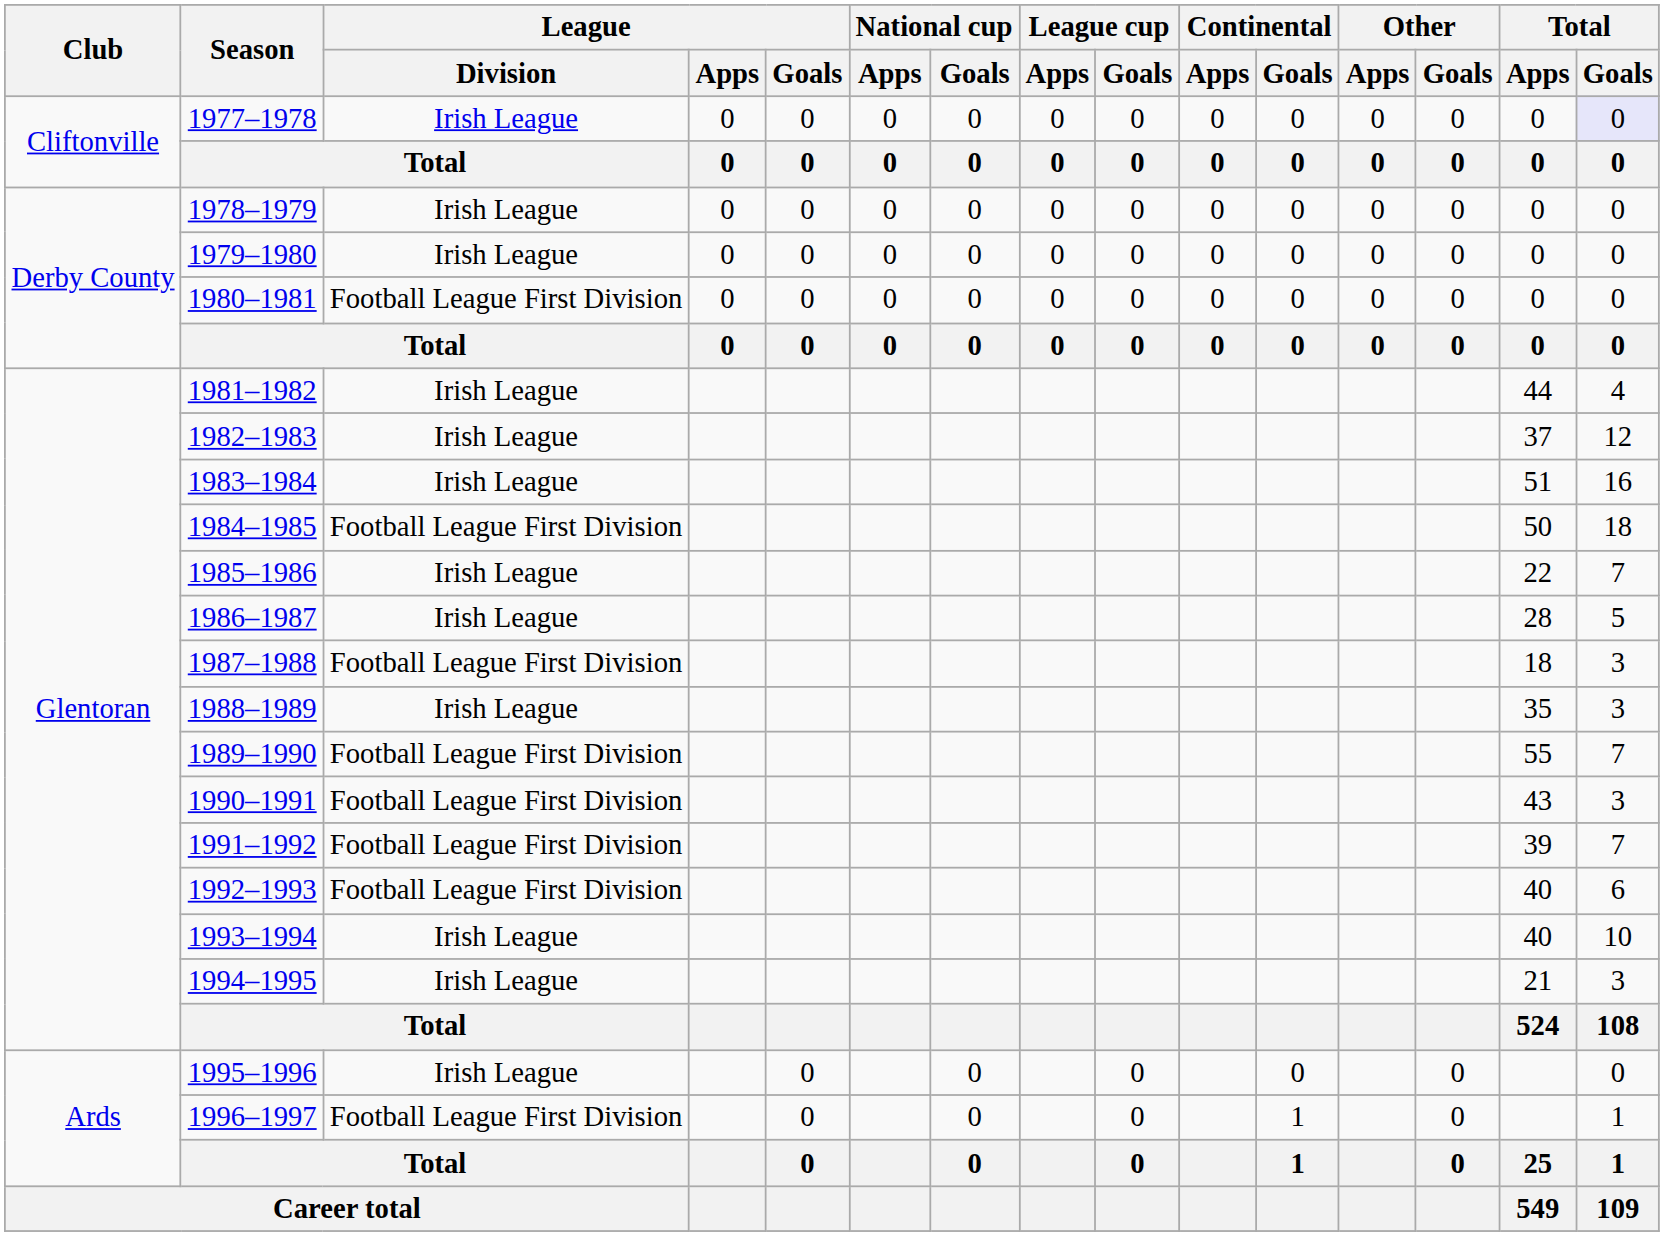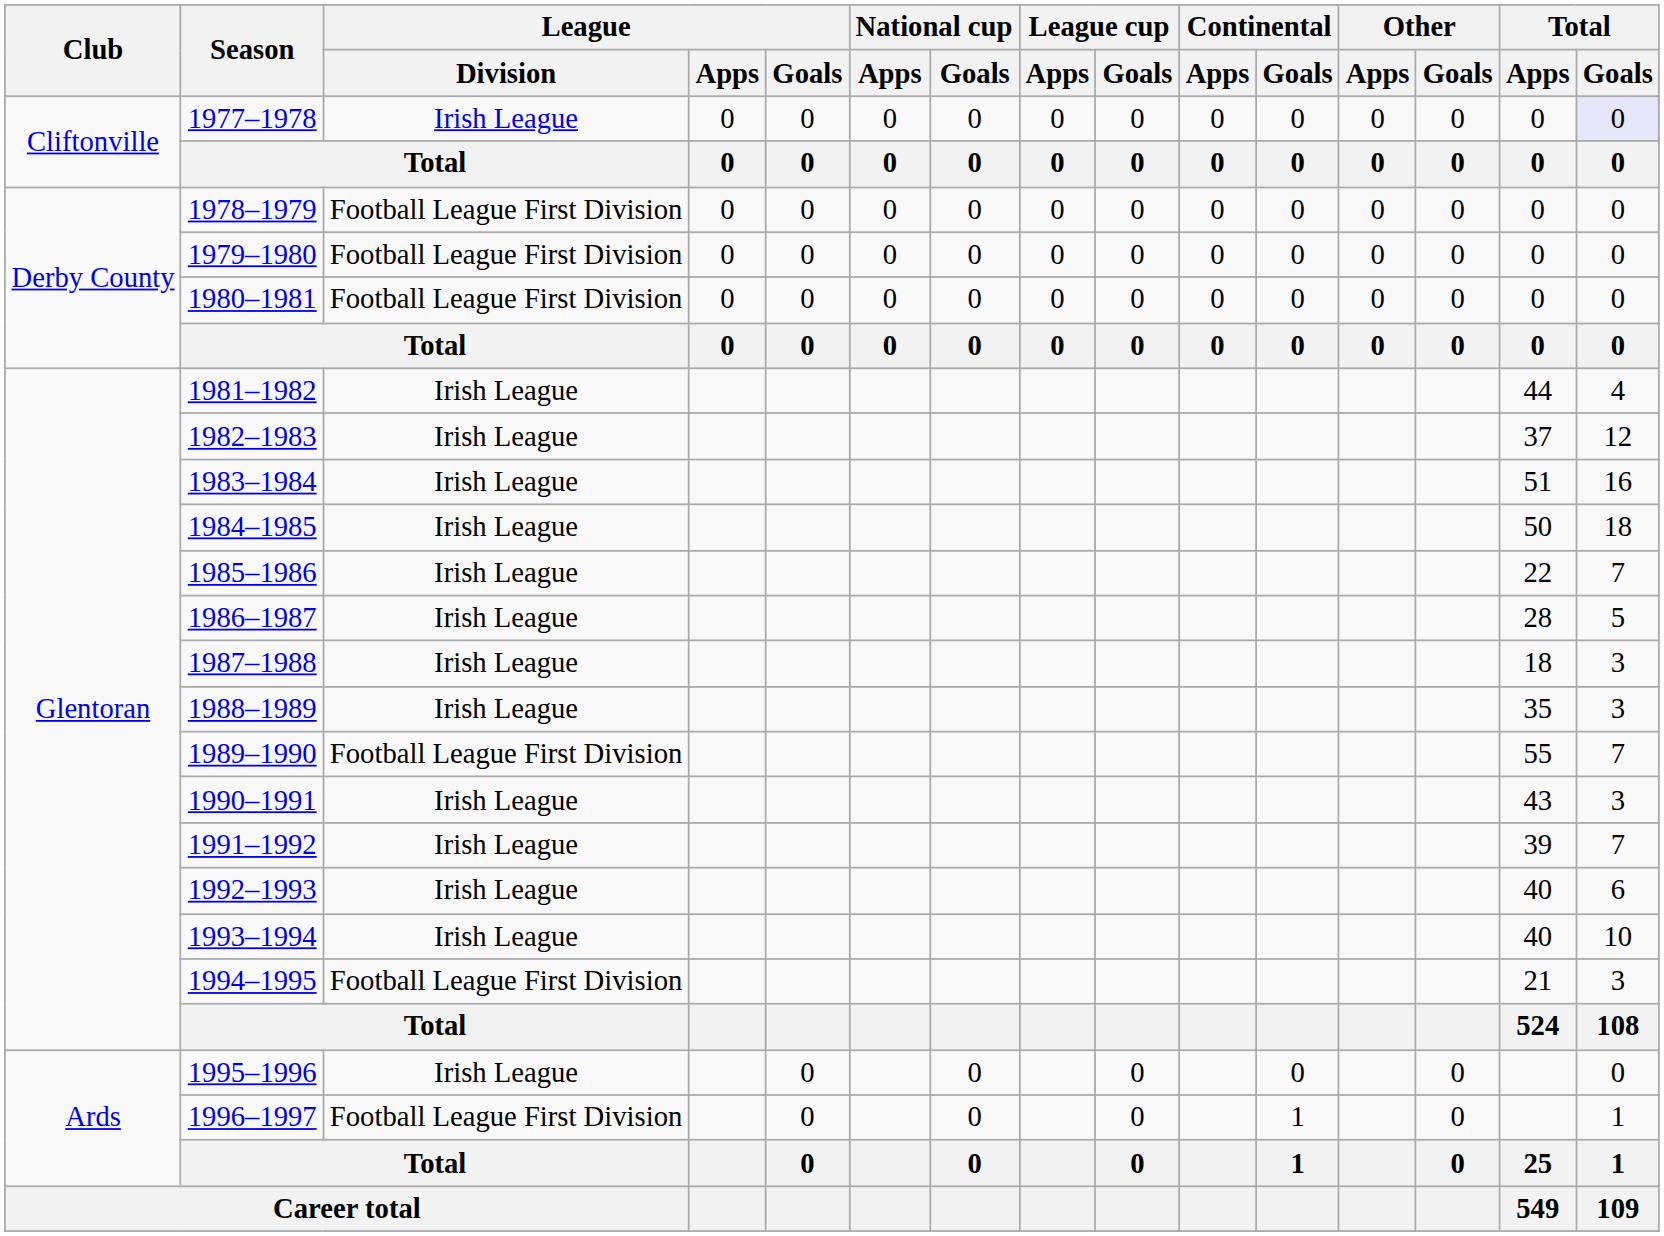(506, 208) Irish League -> (506, 208) Football League First Division
(506, 254) Irish League -> (506, 254) Football League First Division
(506, 526) Football League First Division -> (506, 526) Irish League
(506, 663) Football League First Division -> (506, 663) Irish League
(506, 799) Football League First Division -> (506, 799) Irish League
(506, 844) Football League First Division -> (506, 844) Irish League
(506, 890) Football League First Division -> (506, 890) Irish League
(506, 981) Irish League -> (506, 981) Football League First Division
